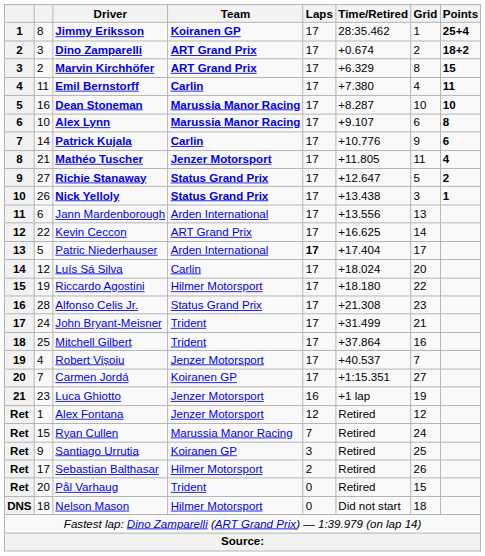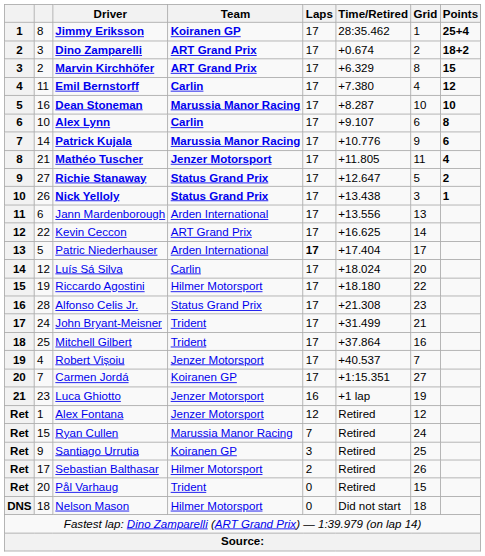(449, 86) 11 -> (449, 86) 12
(236, 122) Marussia Manor Racing -> (187, 122) Carlin
(187, 141) Carlin -> (236, 141) Marussia Manor Racing
